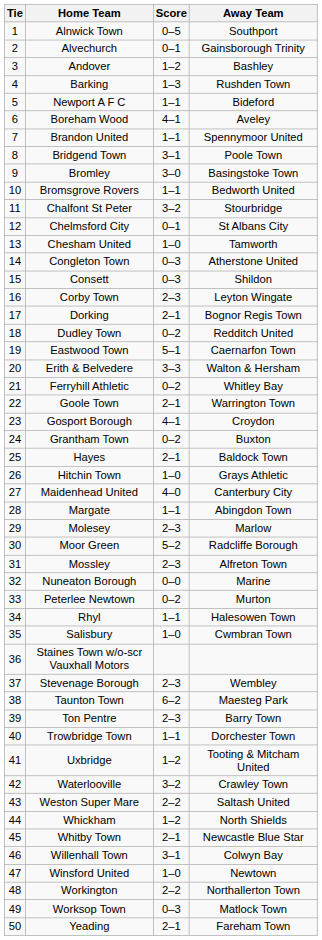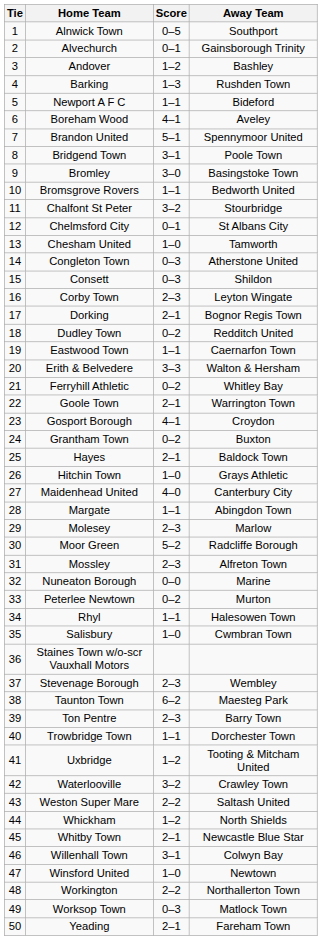(171, 137) 1–1 -> (171, 137) 5–1
(171, 350) 5–1 -> (171, 350) 1–1
